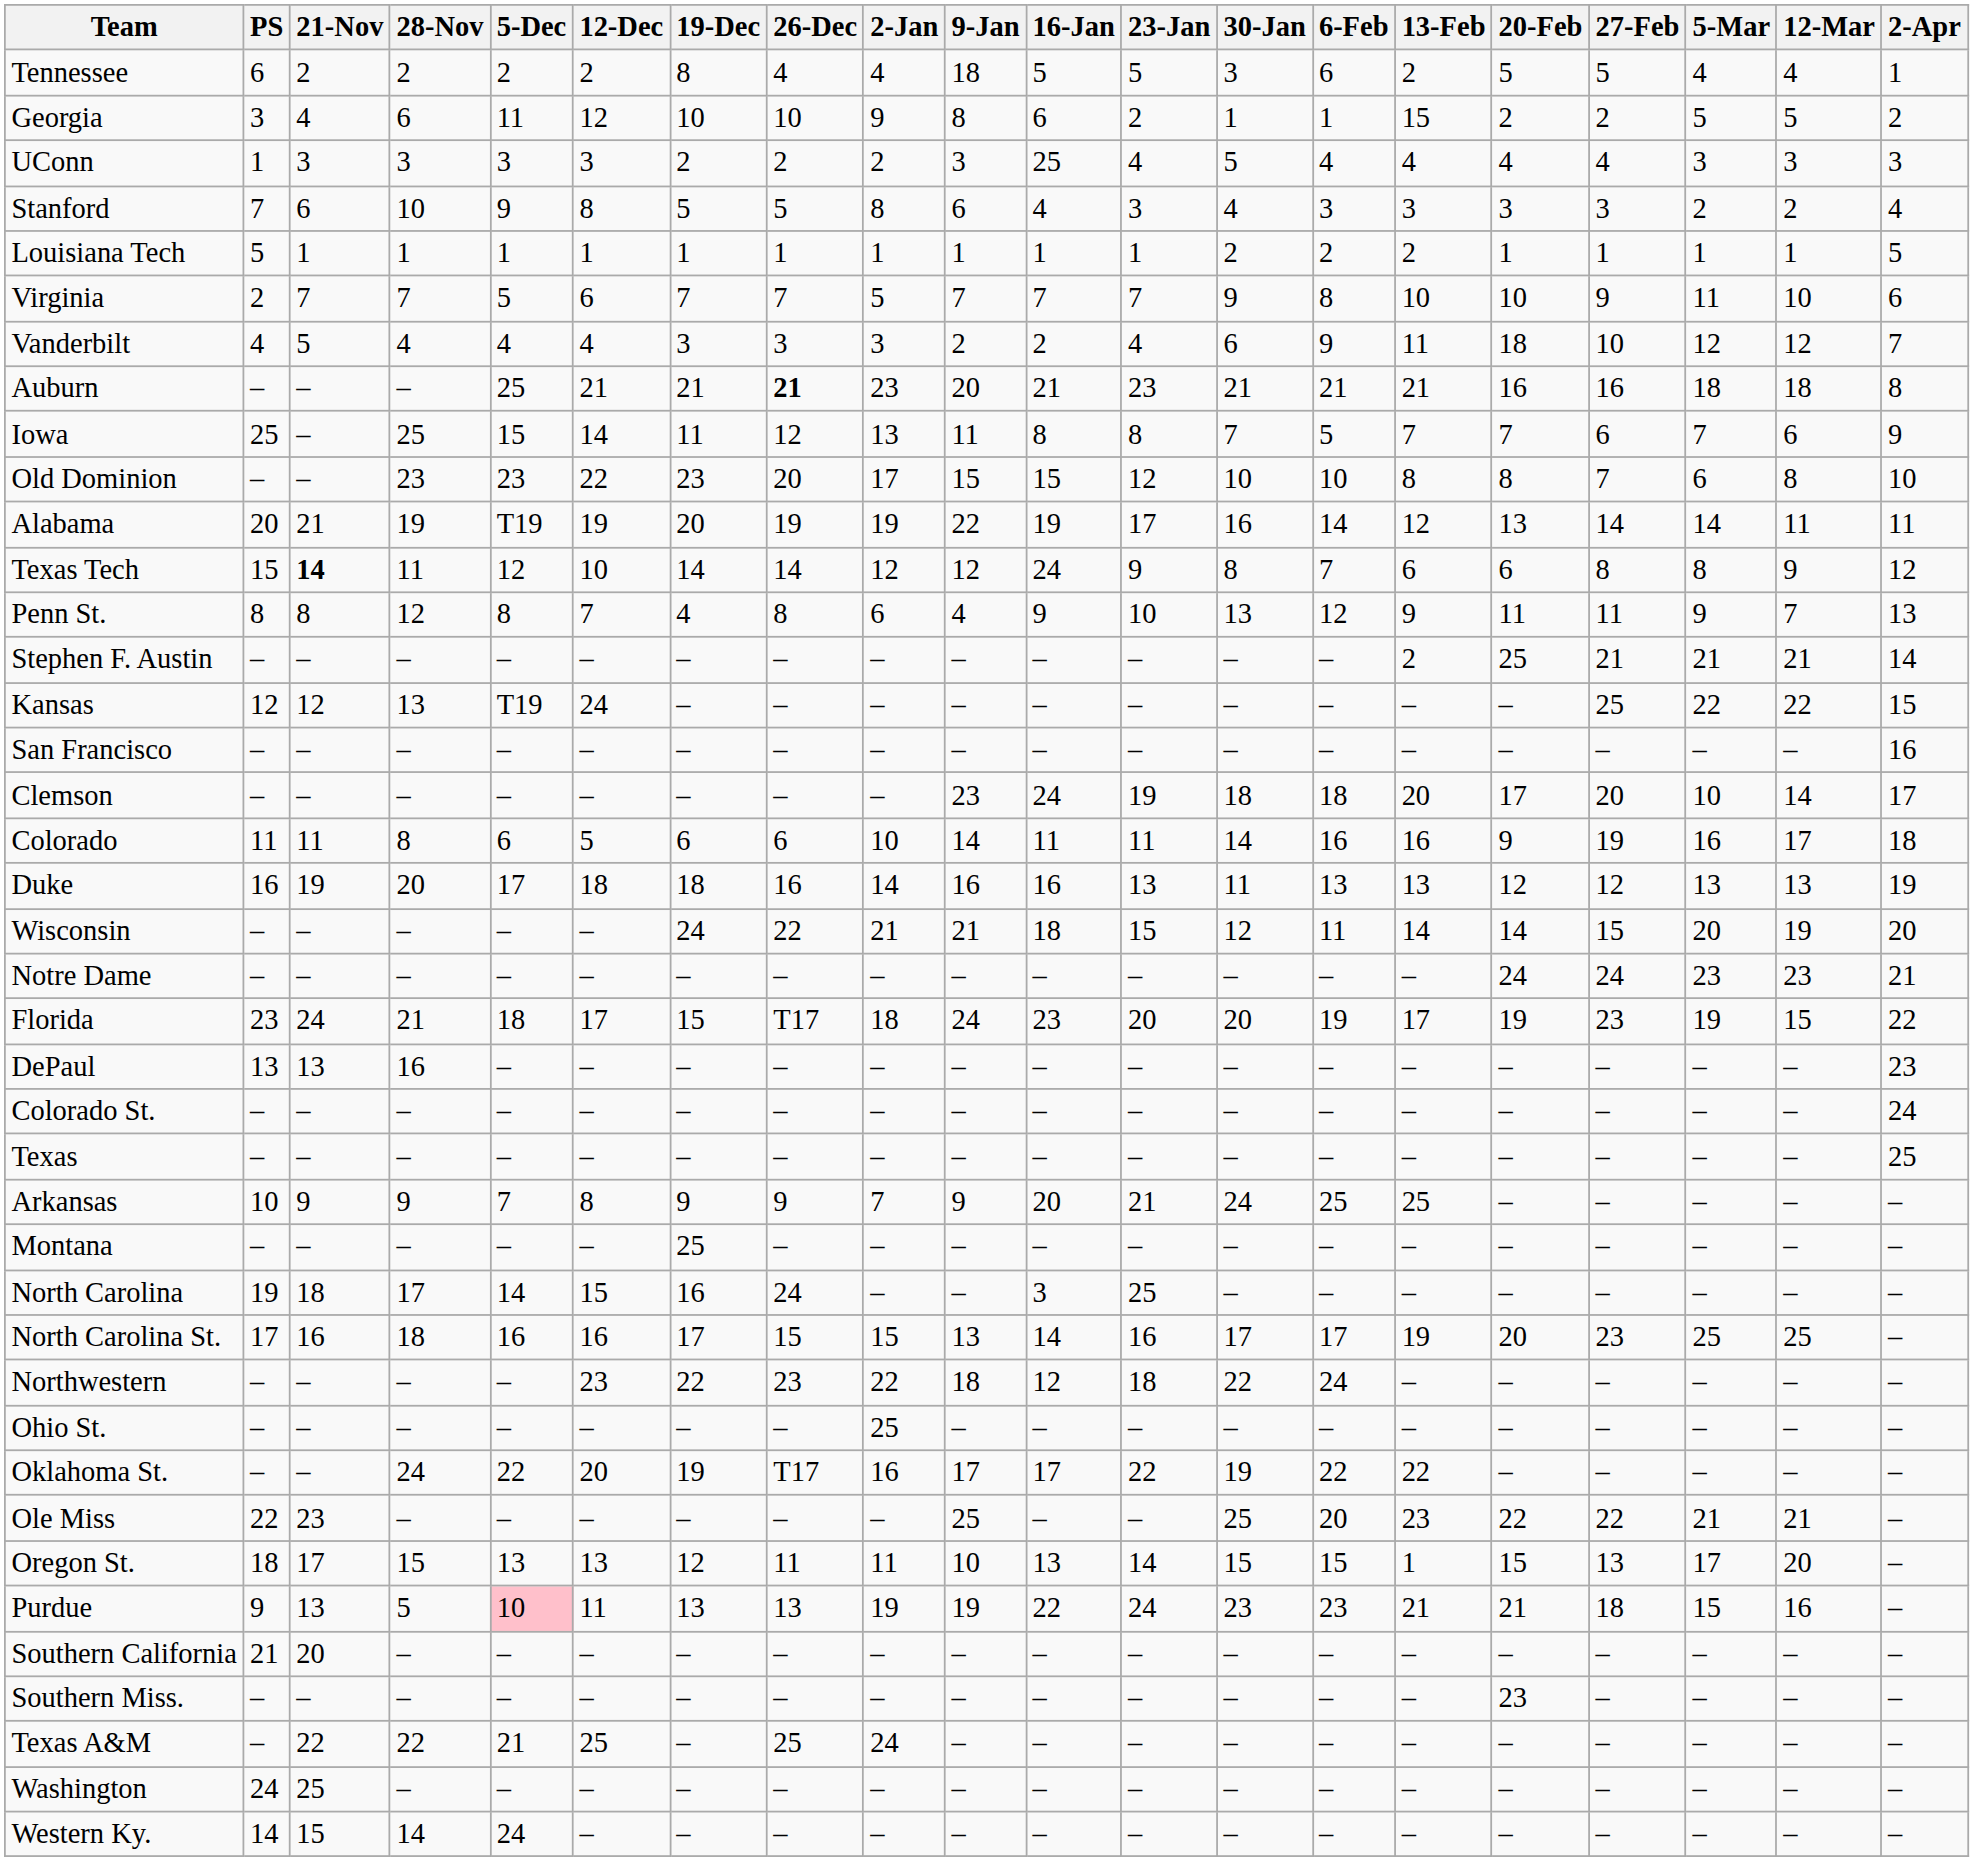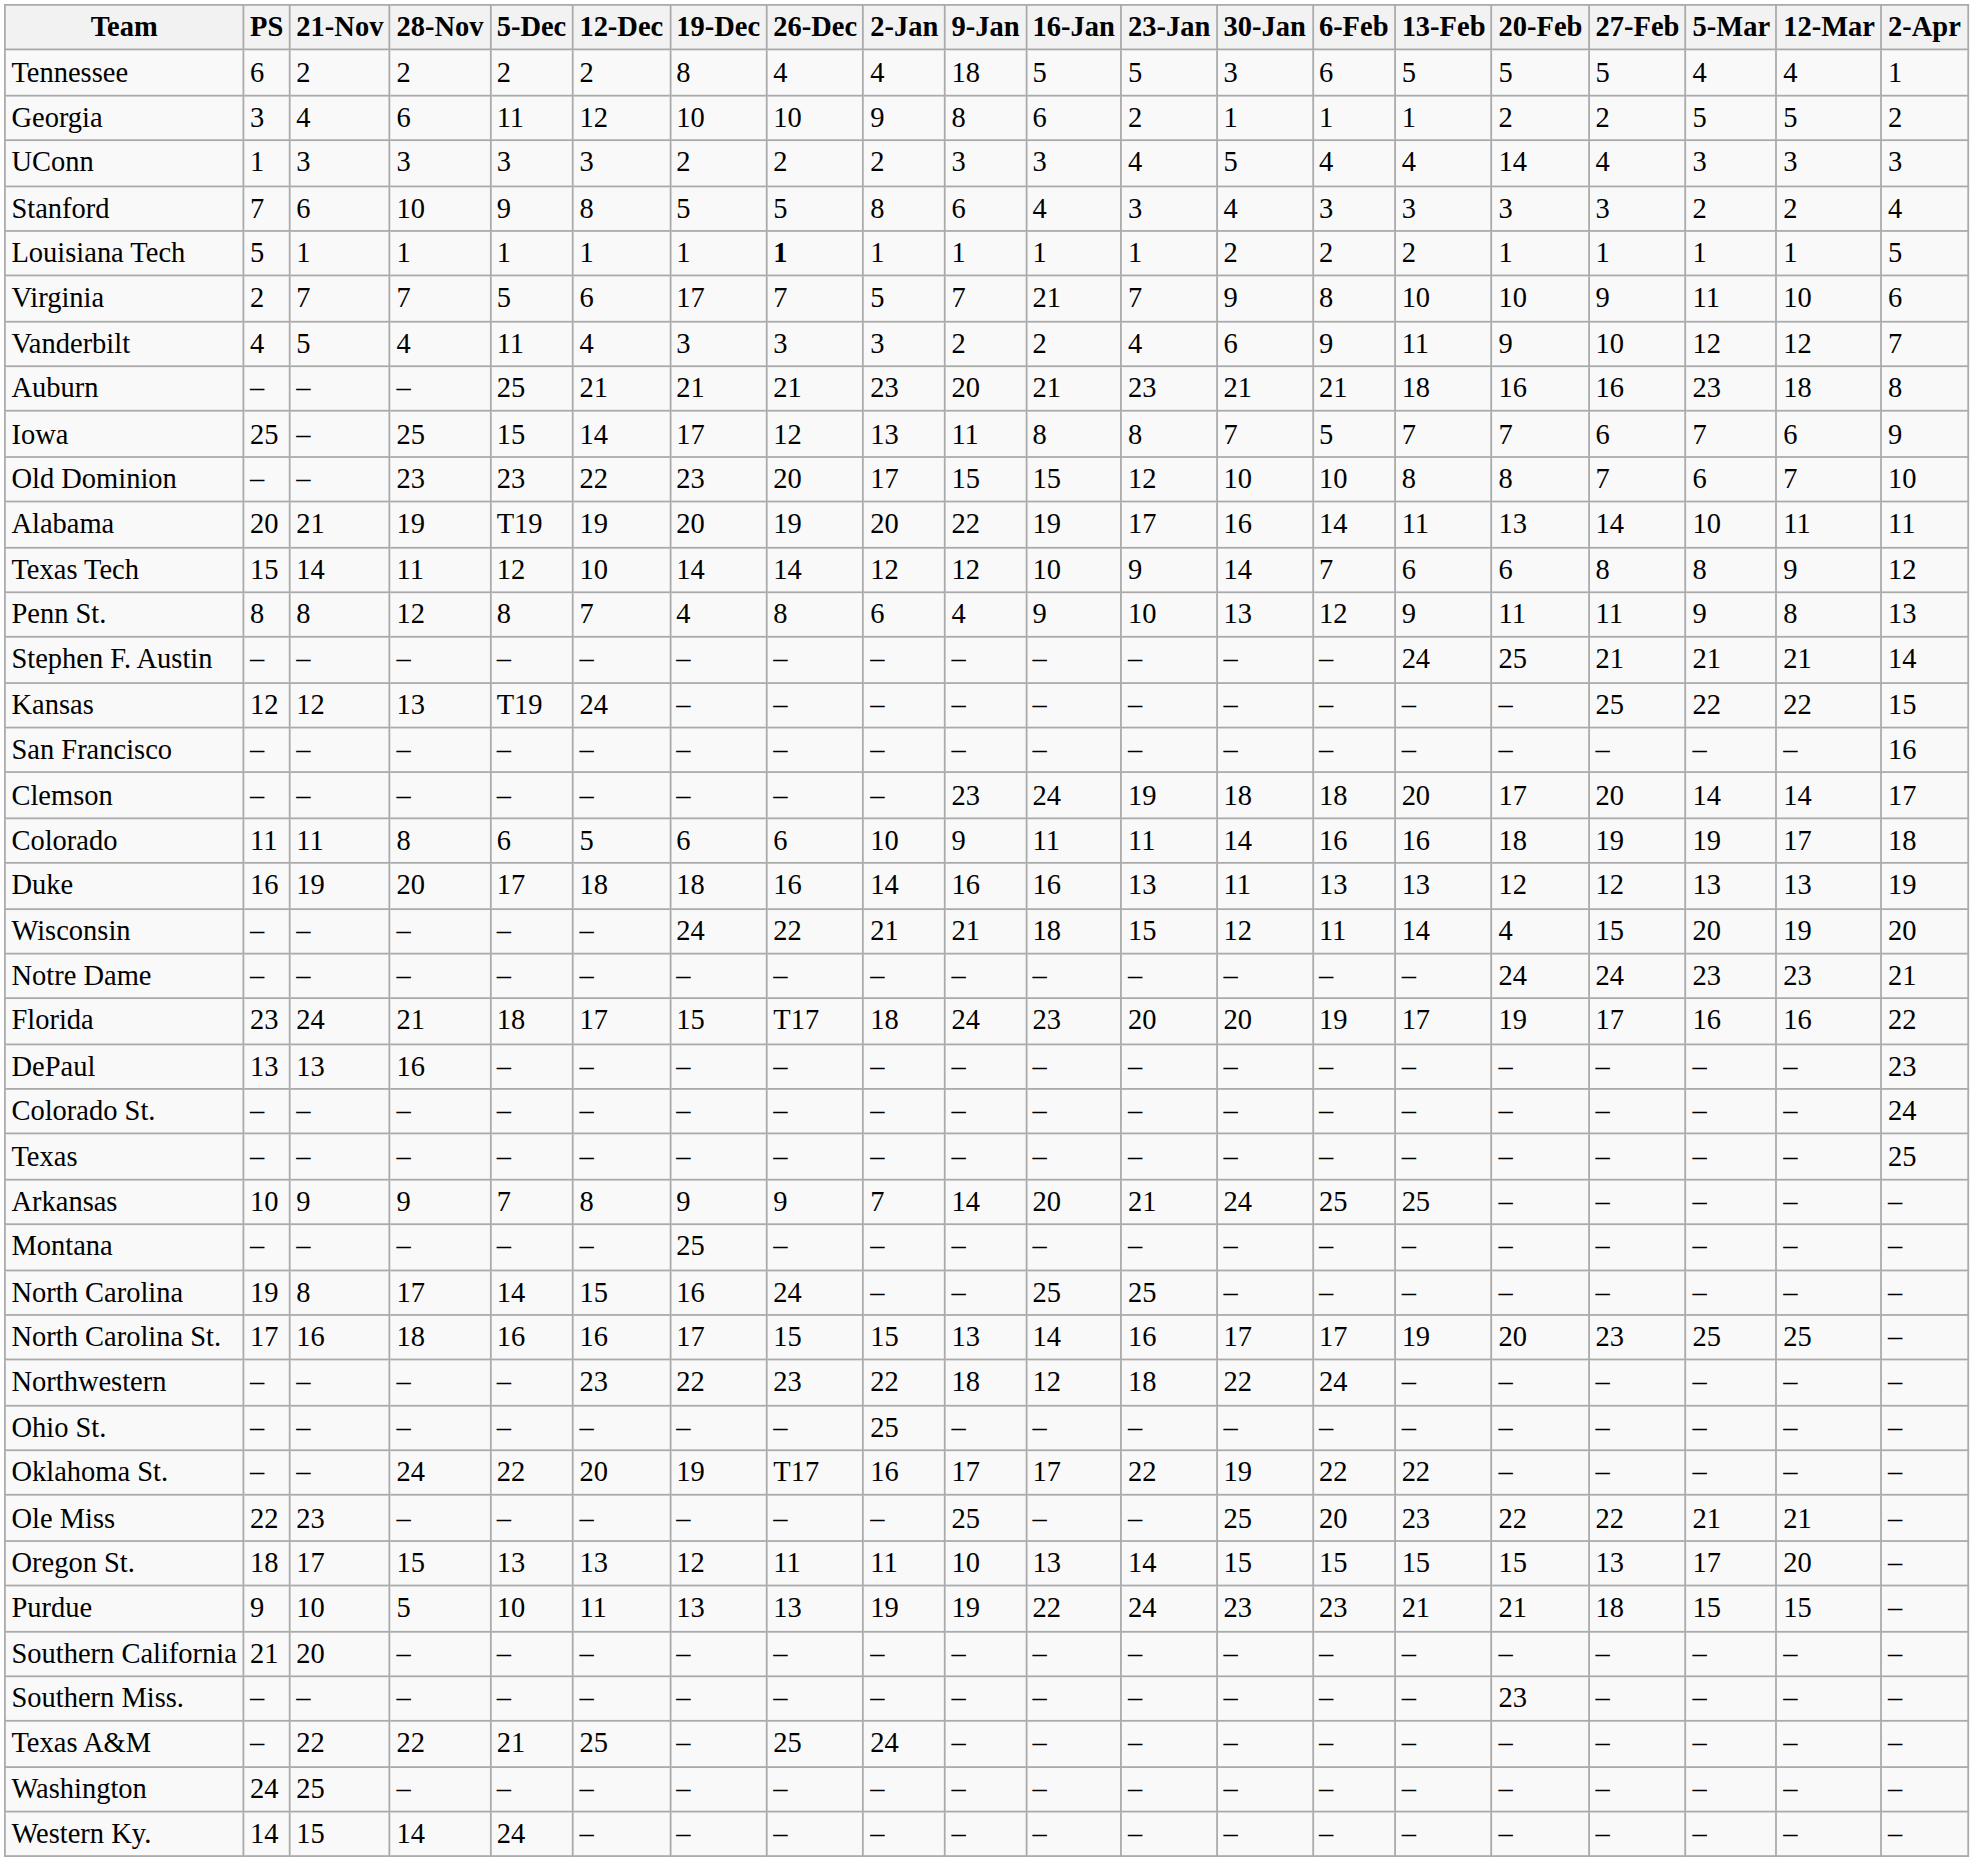(1409, 72) 2 -> (1409, 72) 5
(1416, 117) 15 -> (1409, 117) 1
(1047, 162) 25 -> (1040, 162) 3
(1506, 162) 4 -> (1513, 162) 14
(780, 252) normal -> (780, 252) bold
(683, 298) 7 -> (691, 298) 17
(1040, 298) 7 -> (1047, 298) 21
(504, 343) 4 -> (510, 343) 11
(1513, 343) 18 -> (1506, 343) 9
(788, 388) bold -> (788, 388) normal
(1416, 388) 21 -> (1416, 388) 18
(1707, 388) 18 -> (1707, 388) 23
(690, 433) 11 -> (691, 433) 17
(1790, 478) 8 -> (1790, 478) 7
(884, 523) 19 -> (884, 523) 20
(1416, 523) 12 -> (1415, 523) 11
(1707, 523) 14 -> (1707, 523) 10
(311, 569) bold -> (311, 569) normal
(1047, 569) 24 -> (1047, 569) 10
(1231, 569) 8 -> (1238, 569) 14
(1790, 614) 7 -> (1790, 614) 8
(1409, 659) 2 -> (1416, 659) 24
(1707, 794) 10 -> (1707, 794) 14
(966, 840) 14 -> (959, 840) 9
(1506, 840) 9 -> (1513, 840) 18
(1707, 840) 16 -> (1707, 840) 19
(1513, 930) 14 -> (1506, 930) 4
(1610, 1020) 23 -> (1610, 1020) 17
(1707, 1020) 19 -> (1707, 1020) 16
(1797, 1020) 15 -> (1797, 1020) 16
(959, 1201) 9 -> (966, 1201) 14
(311, 1291) 18 -> (303, 1291) 8
(1040, 1291) 3 -> (1047, 1291) 25
(1409, 1562) 1 -> (1416, 1562) 15
(311, 1607) 13 -> (311, 1607) 10
(511, 1607) pink background -> (511, 1607) no background
(1797, 1607) 16 -> (1797, 1607) 15
